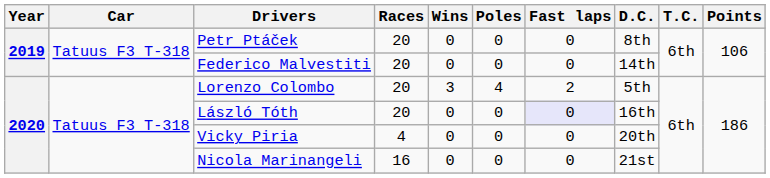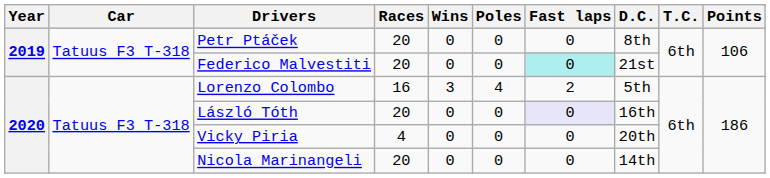(570, 65) no background -> (570, 65) paleturquoise background
(637, 65) 14th -> (637, 65) 21st
(401, 89) 20 -> (401, 89) 16
(401, 161) 16 -> (401, 161) 20
(637, 161) 21st -> (637, 161) 14th
